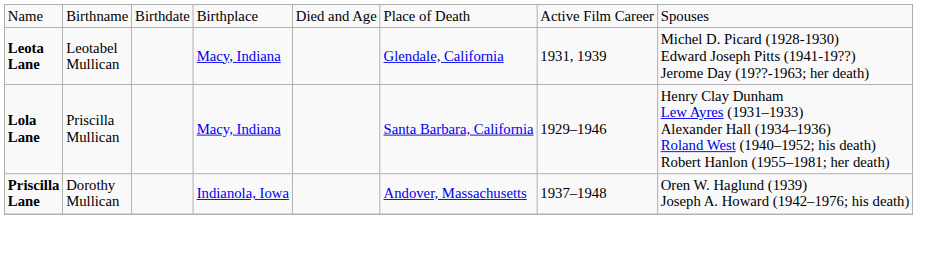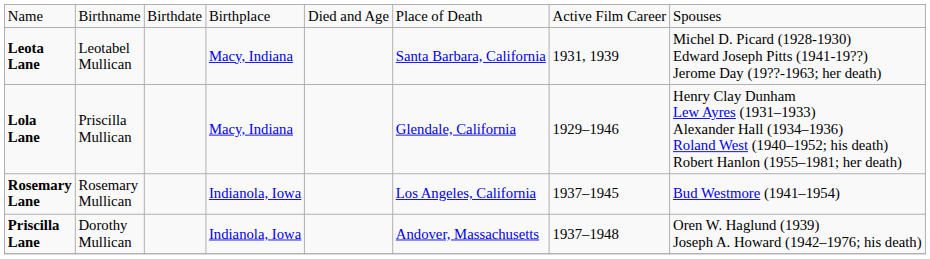(444, 56) Glendale, California -> (471, 56) Santa Barbara, California
(459, 129) Santa Barbara, California -> (456, 129) Glendale, California
+ row: (40, 193)
